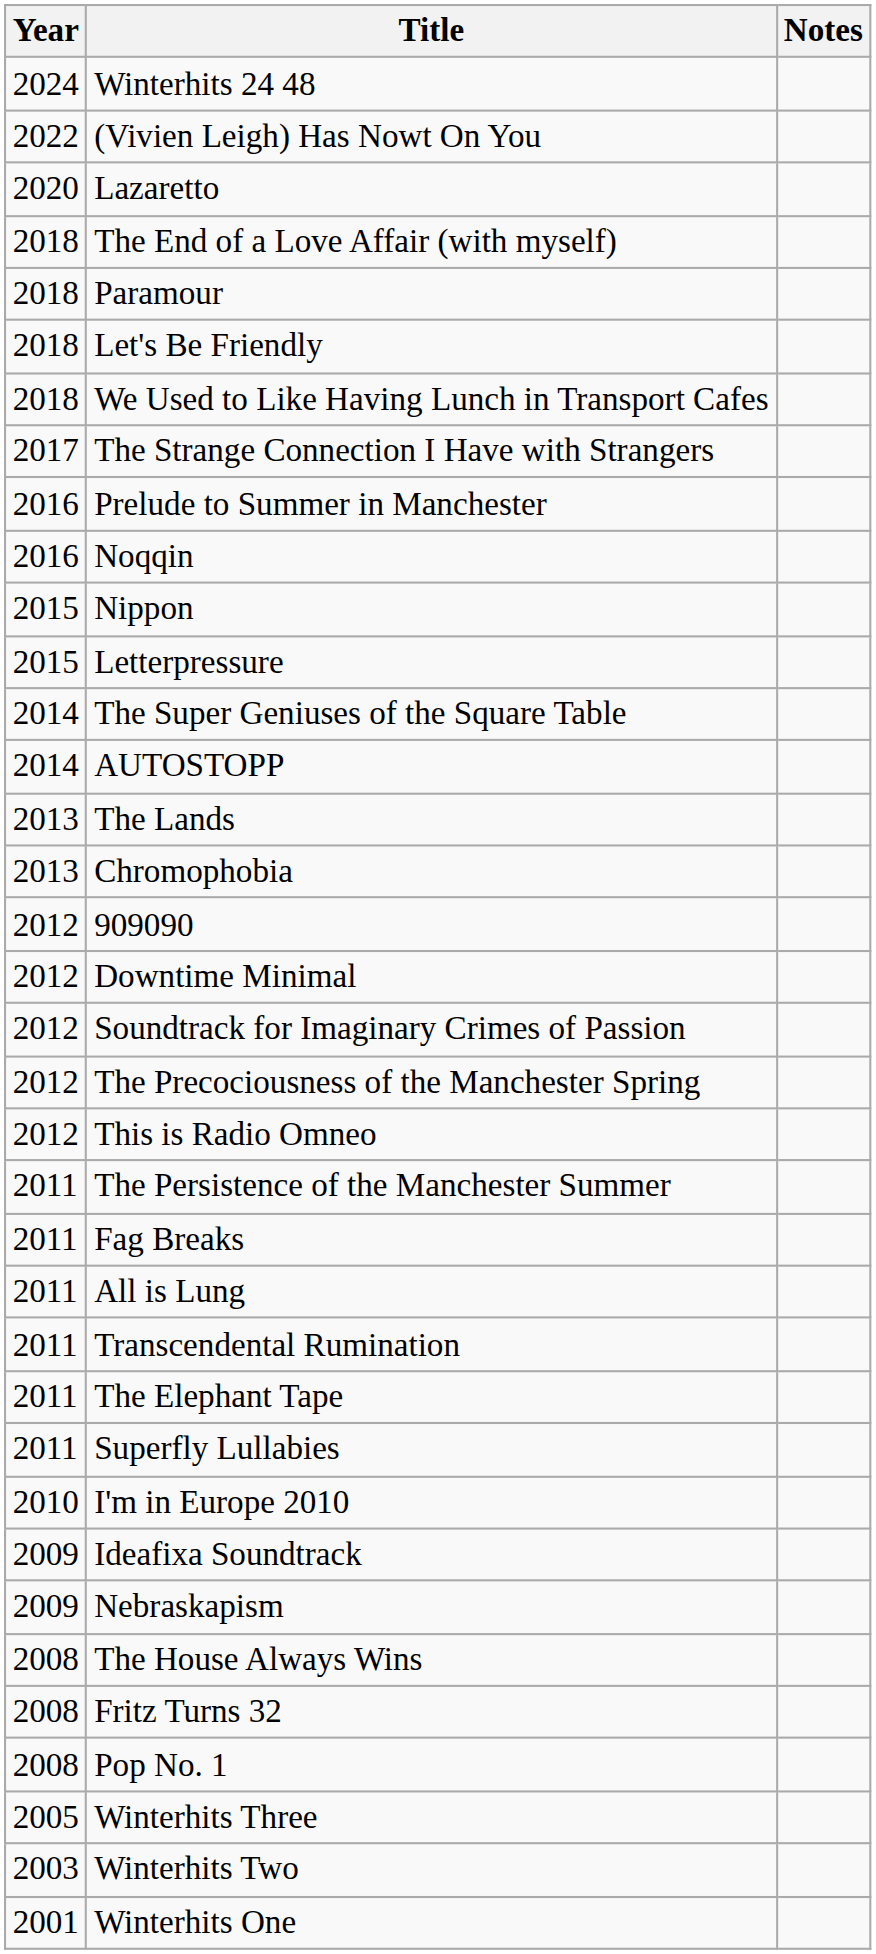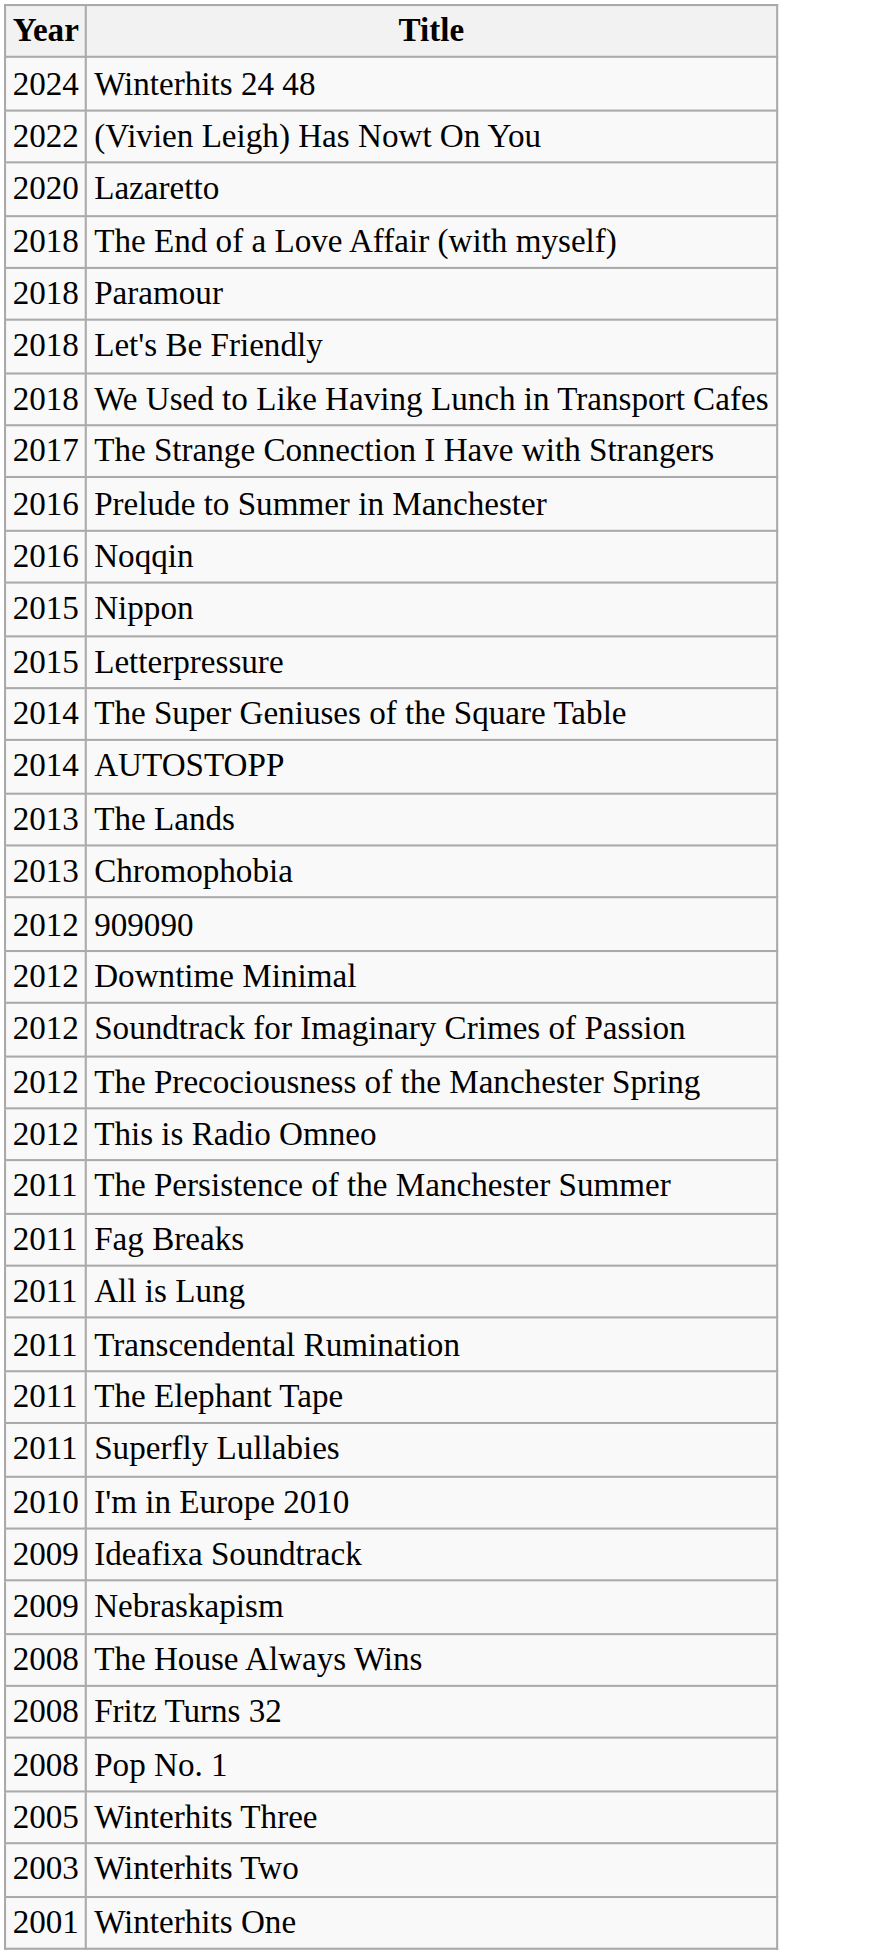- column: (823, 30)
